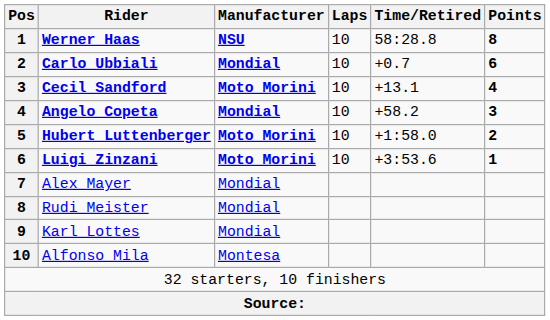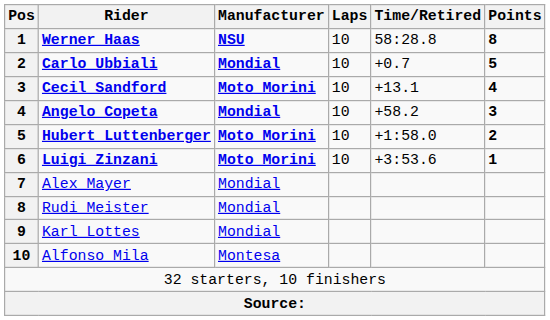(493, 65) 6 -> (493, 65) 5
